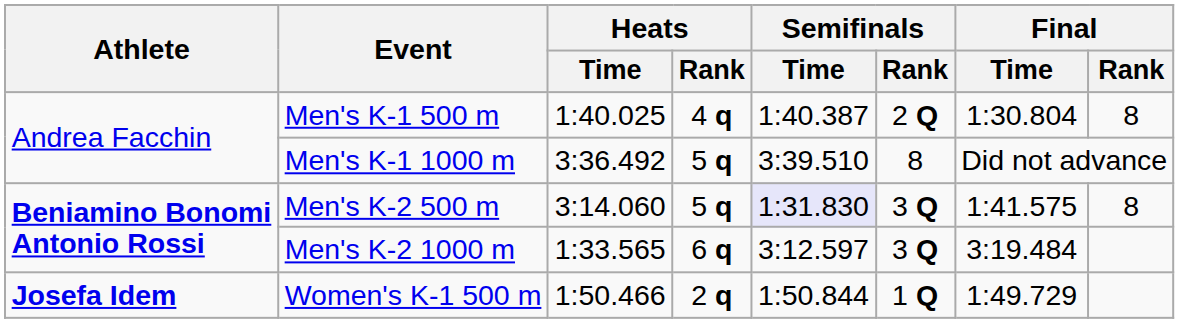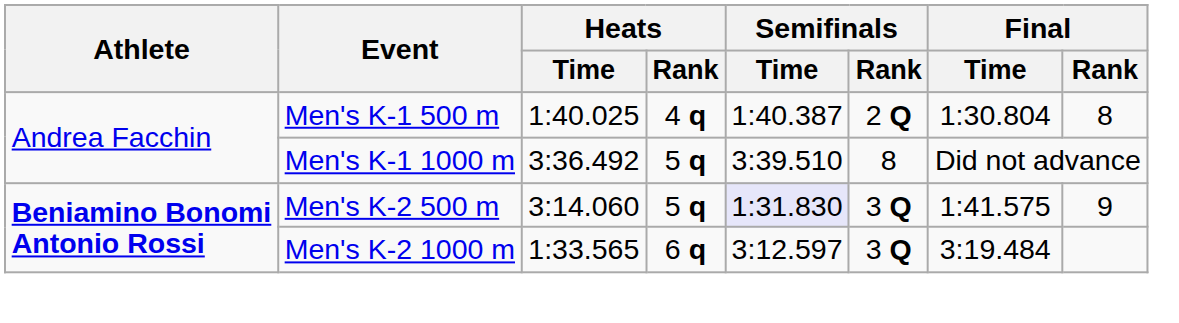(1131, 206) 8 -> (1105, 206) 9
- row: (413, 296)
